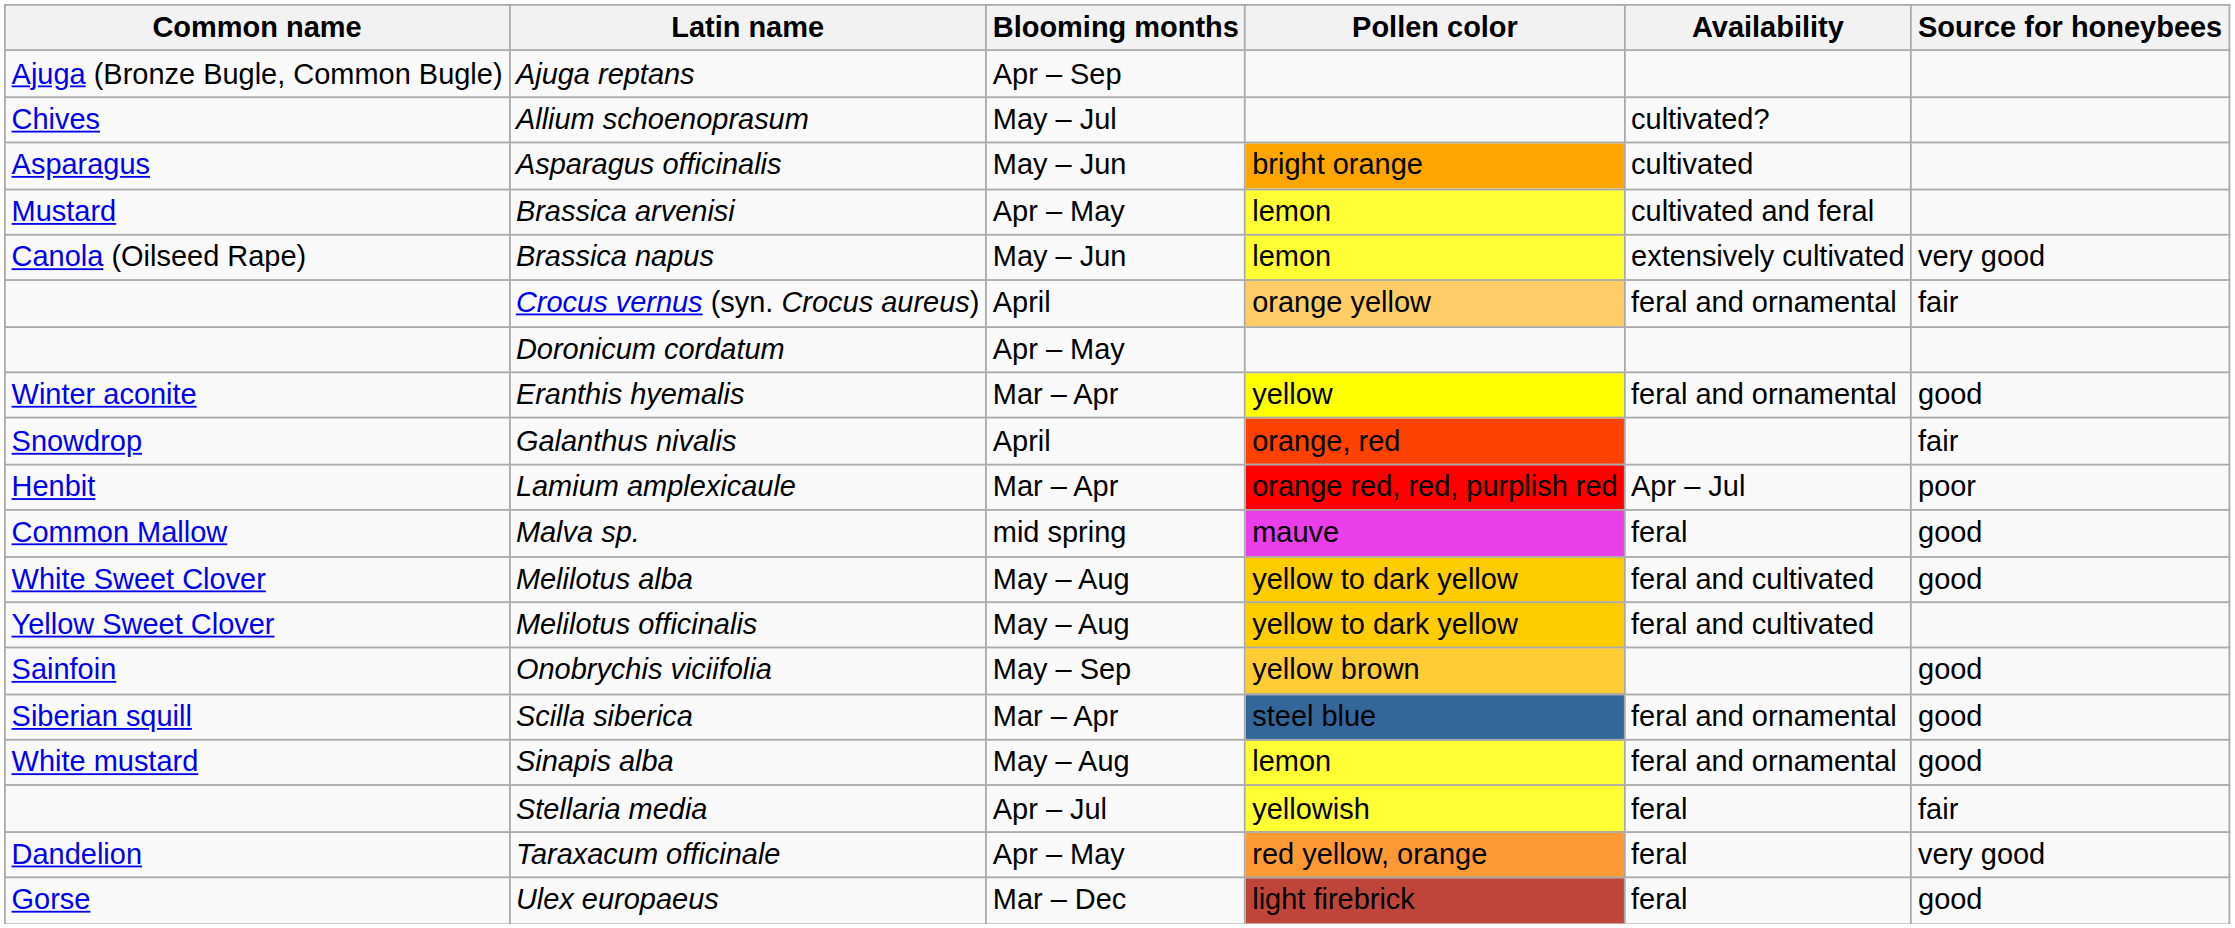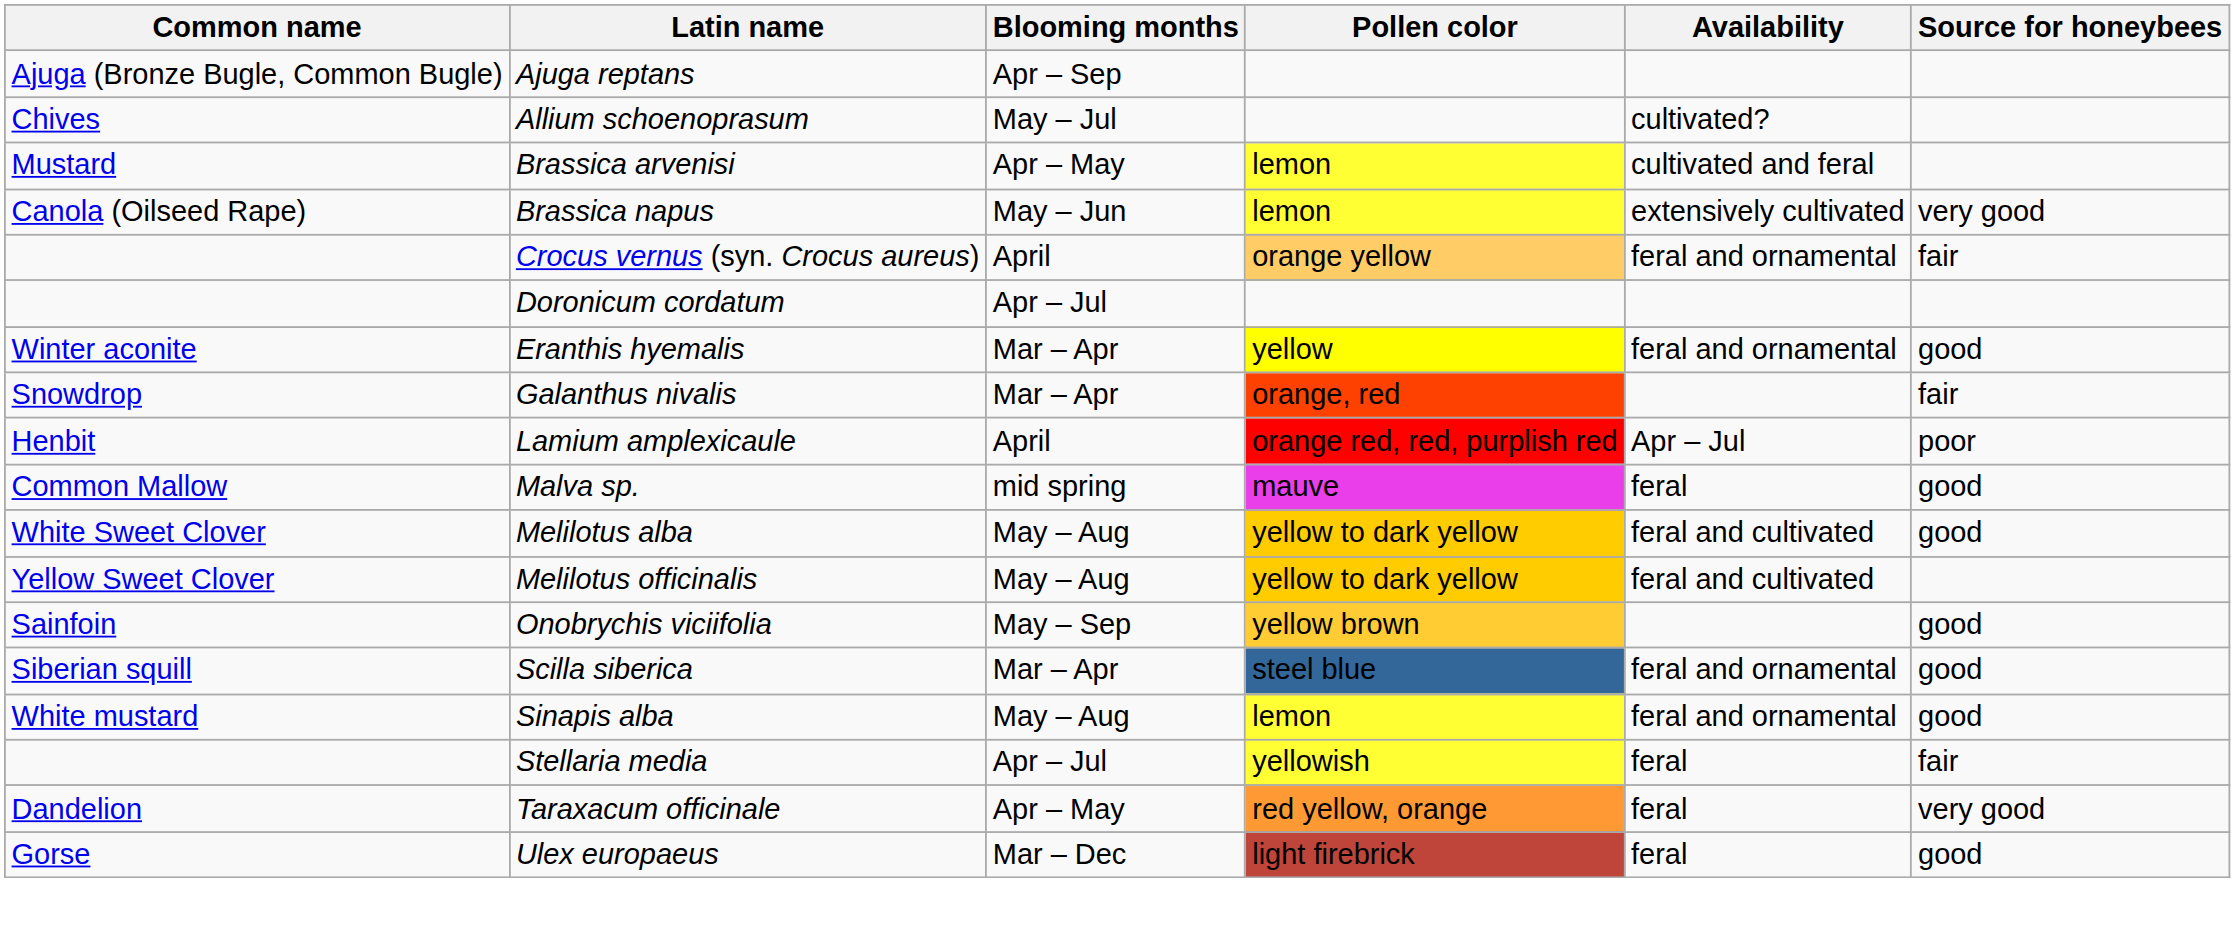- row: (649, 165)
(1059, 348) Apr – May -> (1050, 303) Apr – Jul
(1022, 440) April -> (1056, 394) Mar – Apr
(1056, 486) Mar – Apr -> (1022, 440) April
